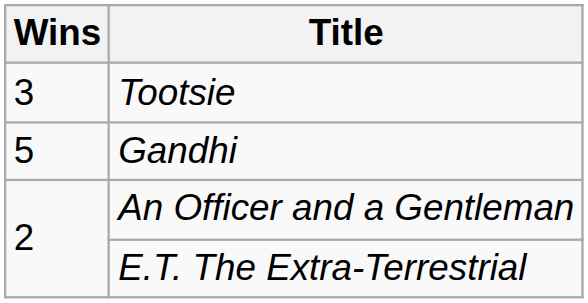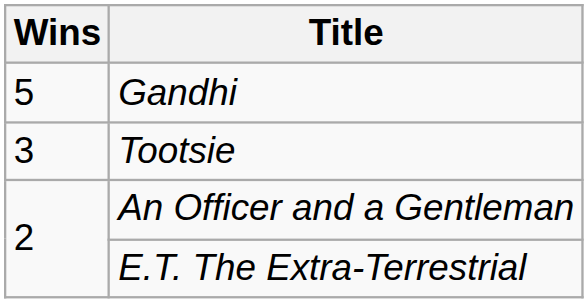rows swapped: (178, 150) <-> (177, 92)
